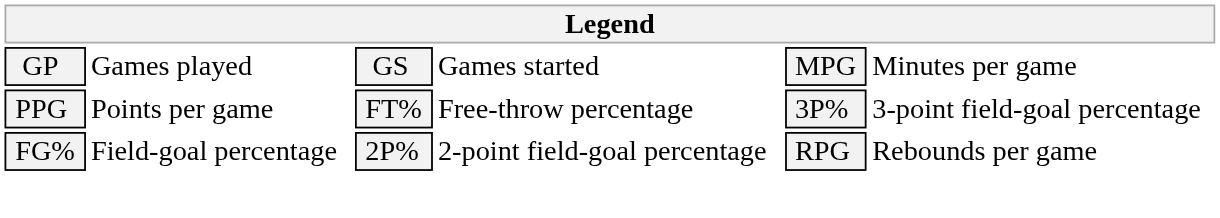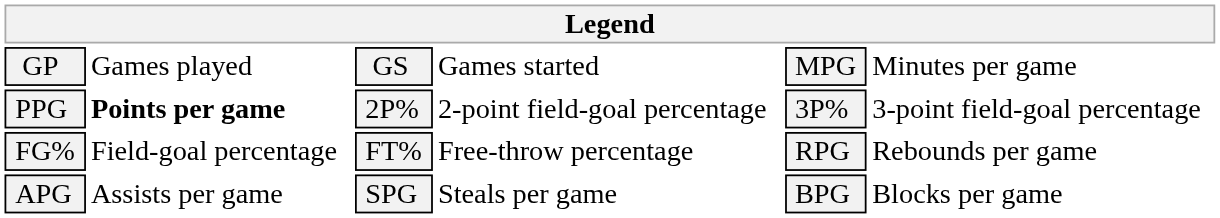(182, 108) normal -> (188, 108) bold
(394, 108) FT% -> (392, 108) 2P%
(566, 108) Free-throw percentage -> (602, 108) 2-point field-goal percentage
(392, 151) 2P% -> (394, 151) FT%
(602, 151) 2-point field-goal percentage -> (566, 151) Free-throw percentage
+ row: (43, 193)
